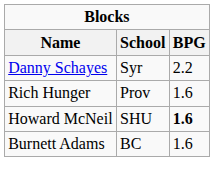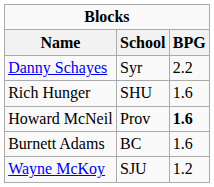(135, 93) Prov -> (136, 93) SHU
(136, 118) SHU -> (135, 118) Prov
+ row: (57, 169)
